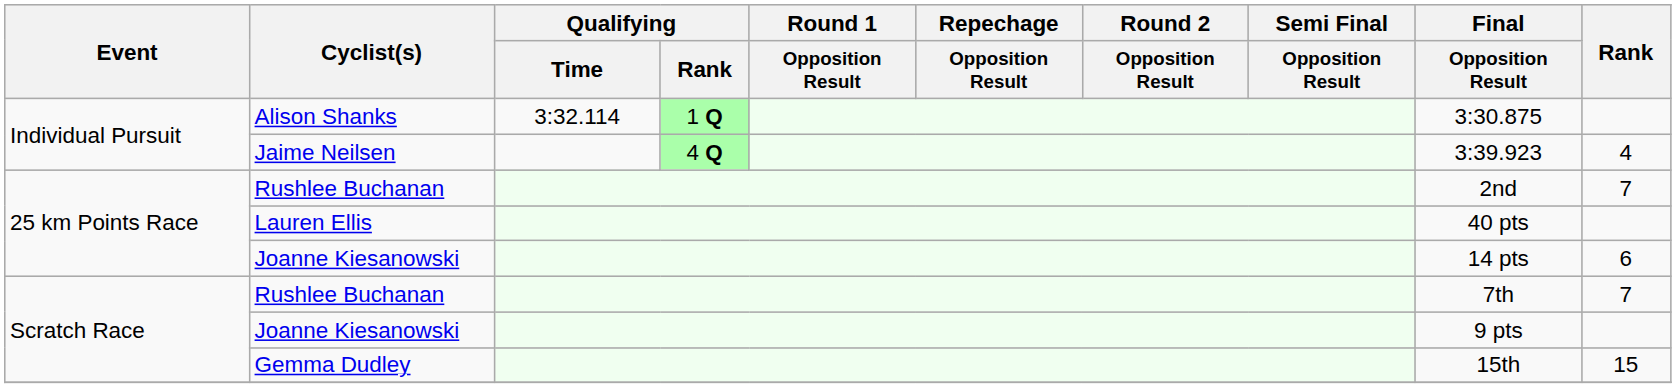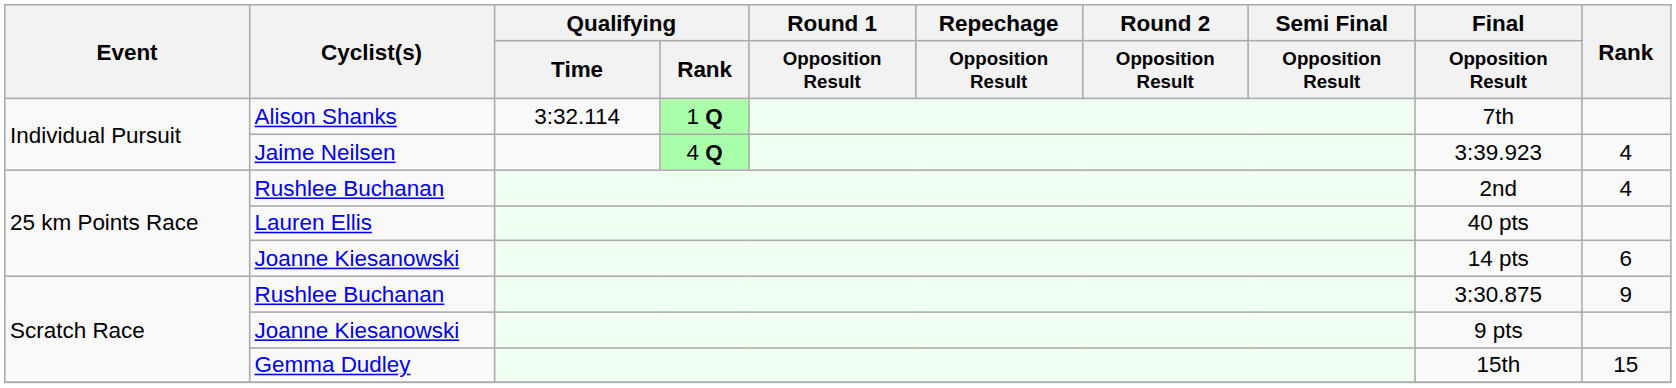(1498, 117) 3:30.875 -> (1498, 117) 7th
(1626, 188) 7 -> (1626, 188) 4
(1498, 294) 7th -> (1498, 294) 3:30.875
(1626, 294) 7 -> (1626, 294) 9
